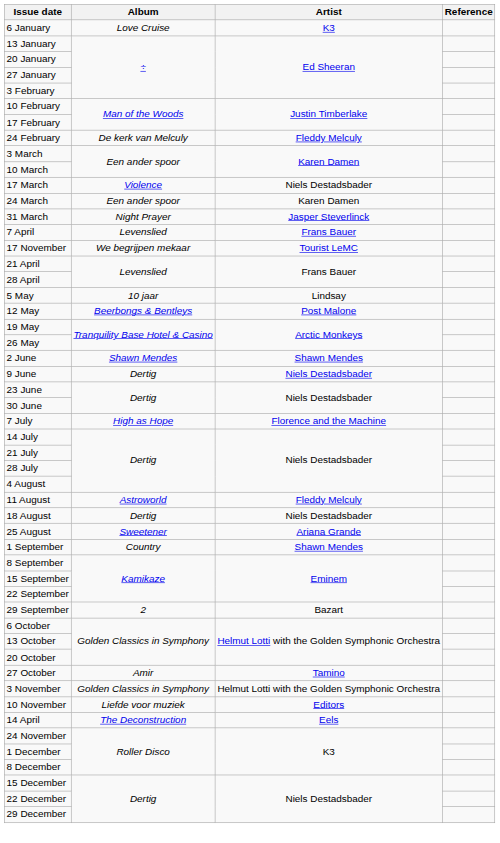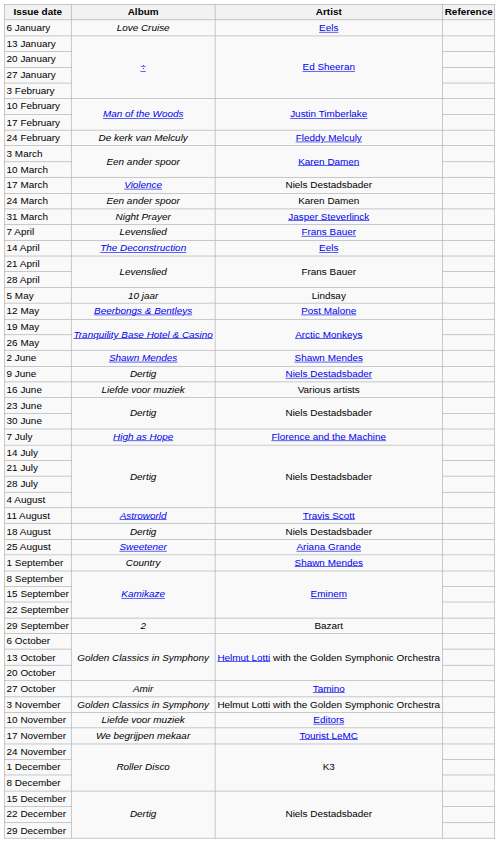(329, 28) K3 -> (329, 28) Eels
rows swapped: (23, 720) <-> (36, 248)
+ row: (24, 389)
(329, 500) Fleddy Melculy -> (329, 515) Travis Scott
